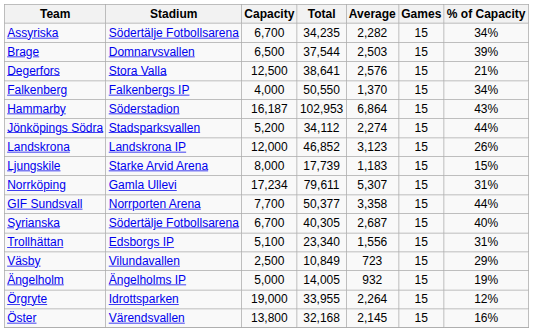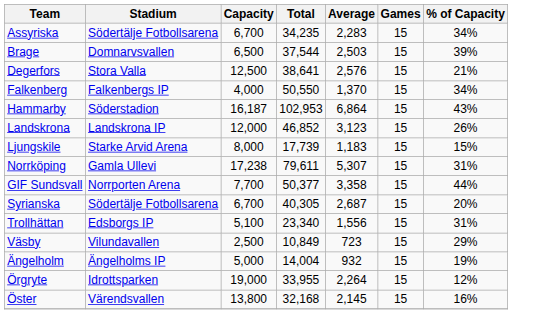(372, 33) 2,282 -> (352, 33) 2,283
- row: (55, 128)
(269, 185) 17,234 -> (249, 166) 17,238
(486, 223) 40% -> (465, 204) 20%
(322, 280) 14,005 -> (301, 261) 14,004
